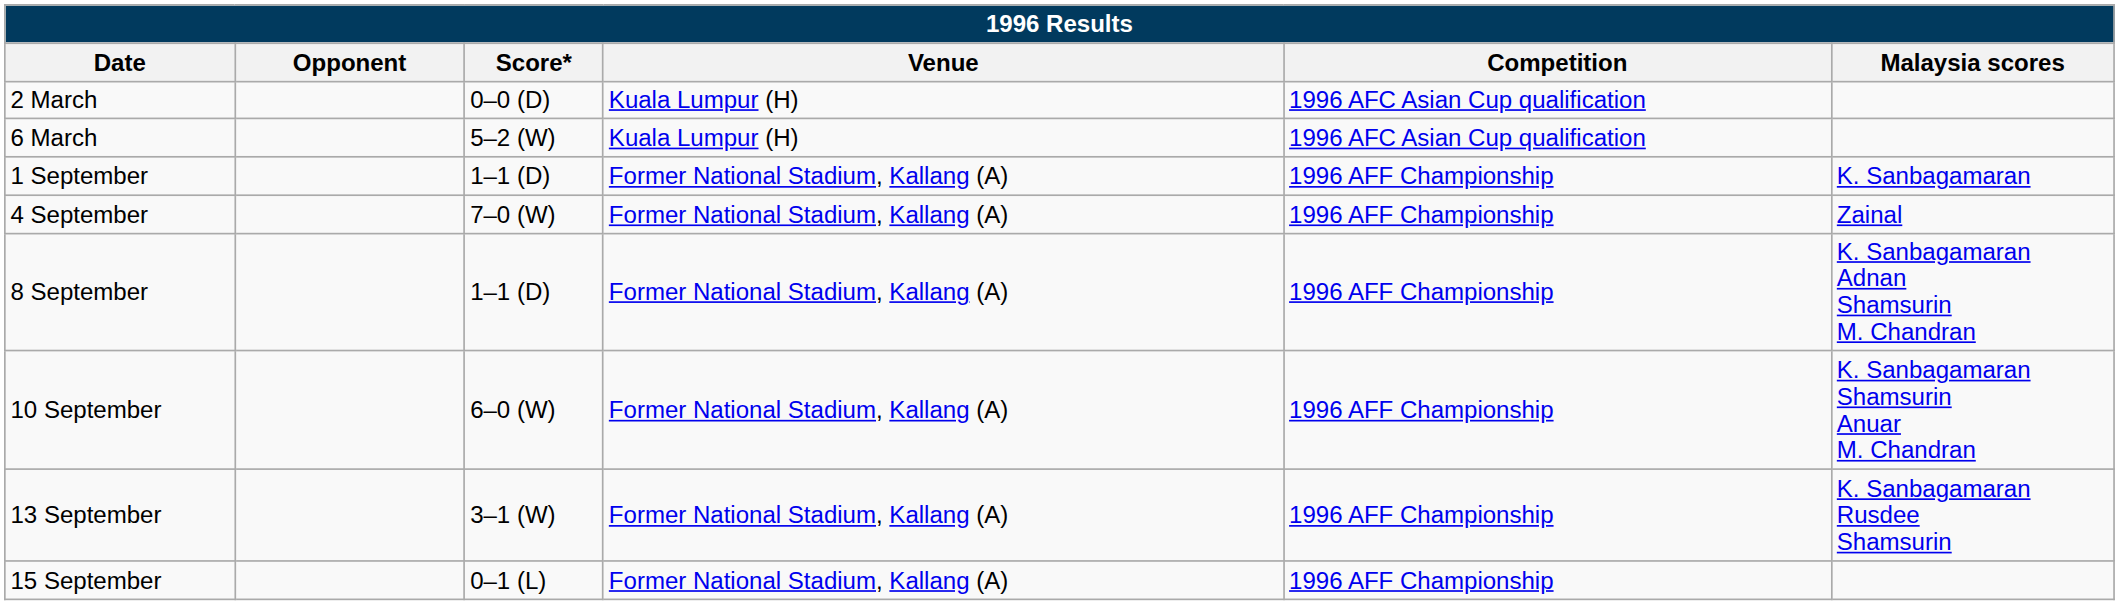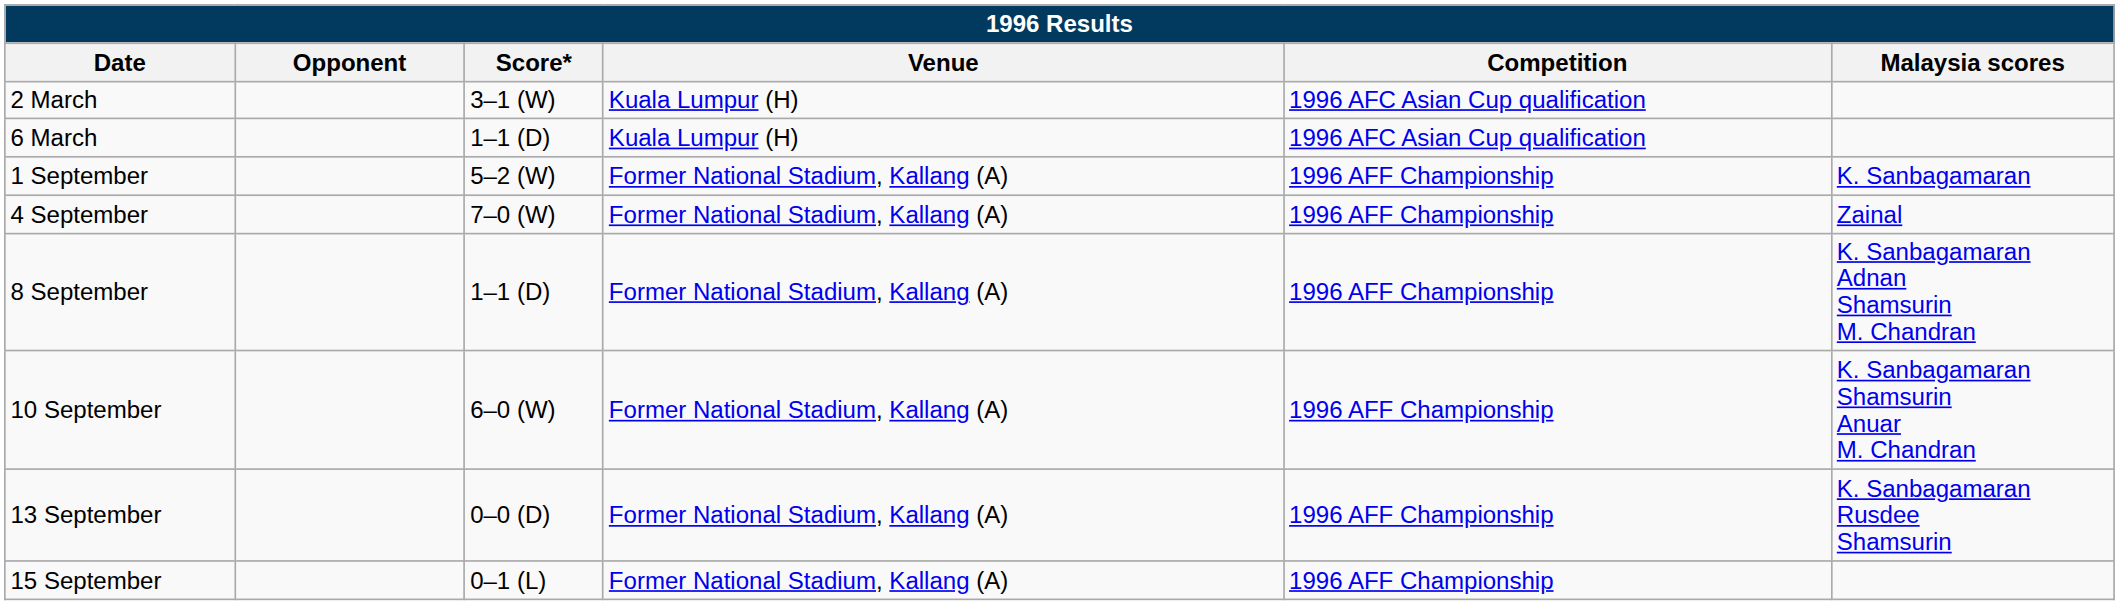(510, 100) 0–0 (D) -> (513, 100) 3–1 (W)
(513, 138) 5–2 (W) -> (510, 138) 1–1 (D)
(510, 176) 1–1 (D) -> (513, 176) 5–2 (W)
(513, 515) 3–1 (W) -> (510, 515) 0–0 (D)
